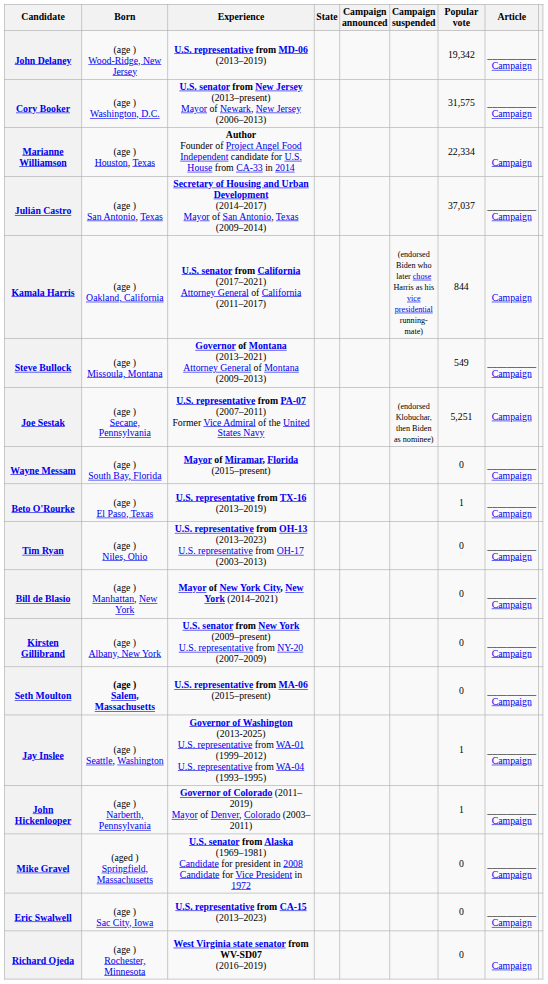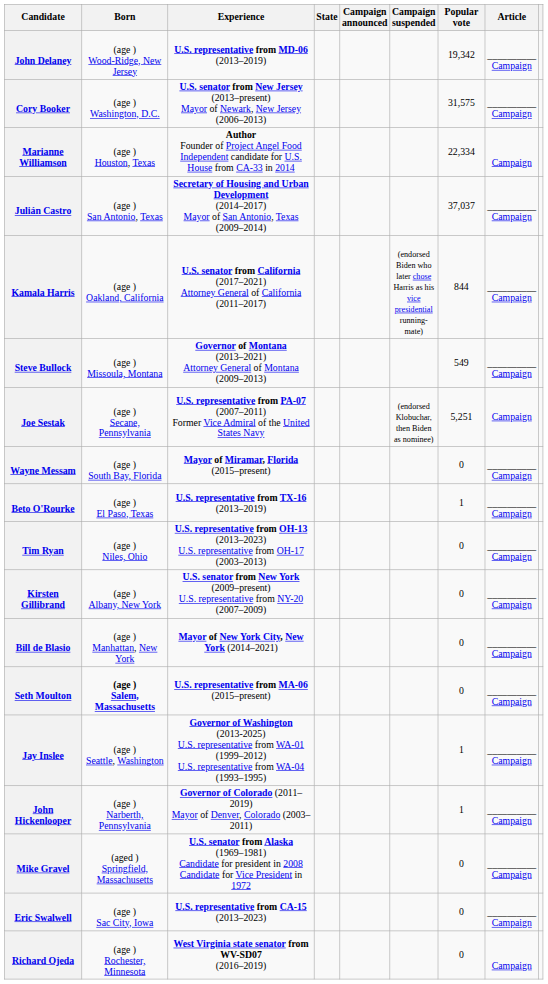(512, 298) Campaign -> (512, 292) __________ Campaign
rows swapped: (43, 599) <-> (43, 648)
